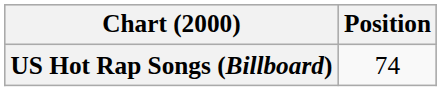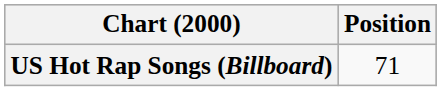(387, 64) 74 -> (387, 64) 71
